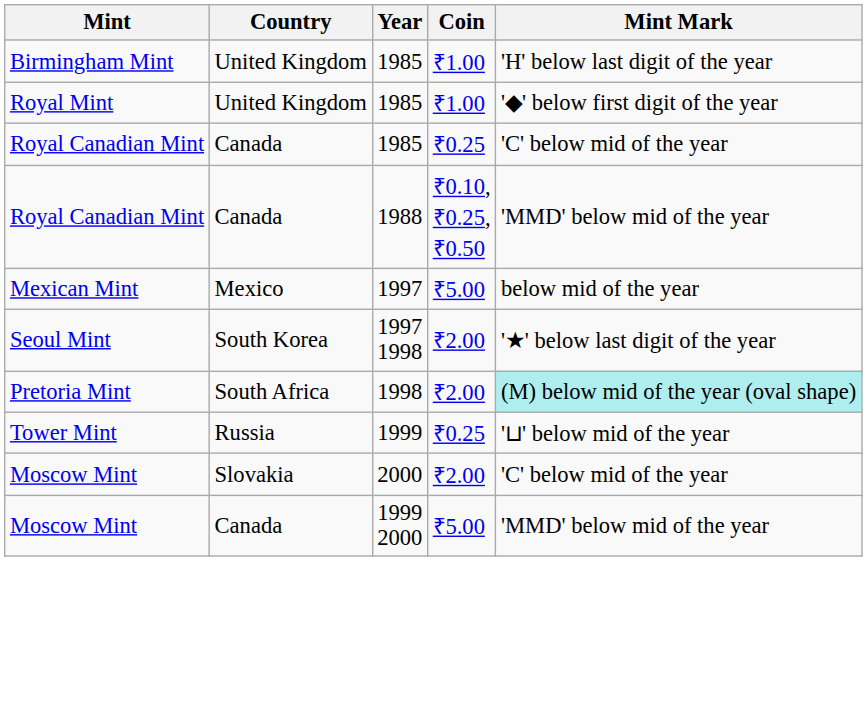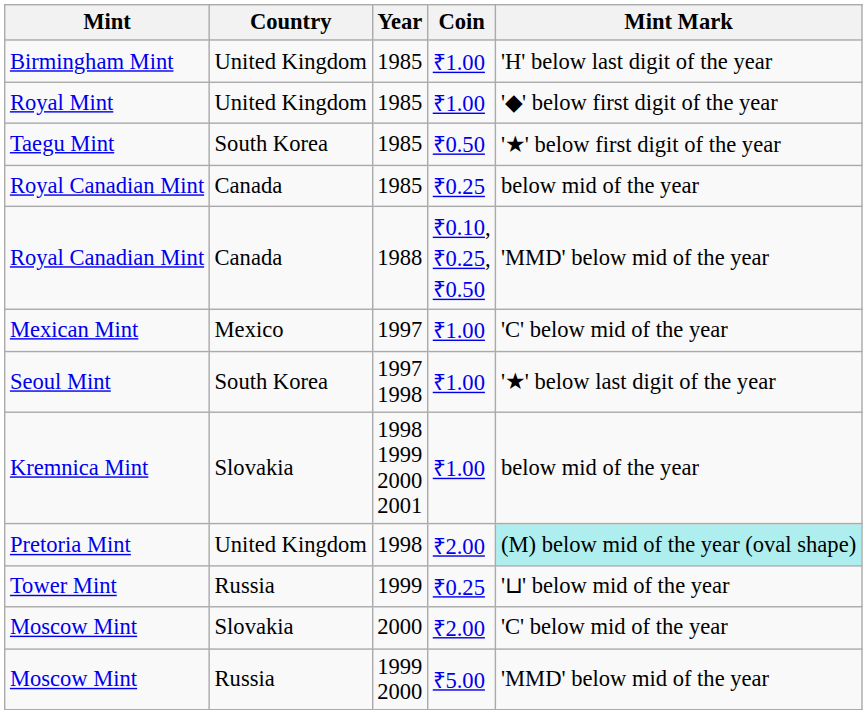+ row: (62, 143)
(614, 143) 'C' below mid of the year -> (600, 185) below mid of the year
(459, 290) ₹5.00 -> (459, 331) ₹1.00
(600, 288) below mid of the year -> (614, 330) 'C' below mid of the year
(459, 341) ₹2.00 -> (459, 382) ₹1.00
+ row: (79, 467)
(272, 391) South Africa -> (291, 544) United Kingdom
(248, 525) Canada -> (245, 678) Russia
